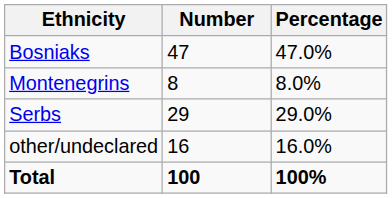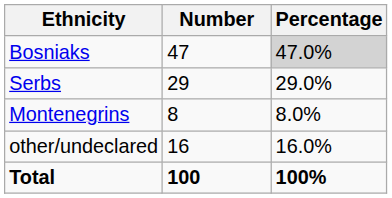(304, 51) no background -> (304, 51) lightgrey background
rows swapped: (35, 114) <-> (69, 83)
